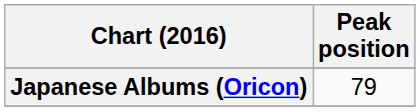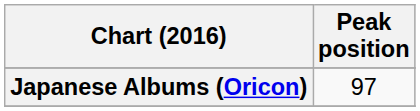(364, 86) 79 -> (364, 86) 97
